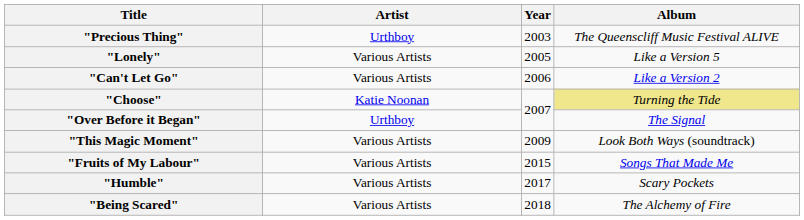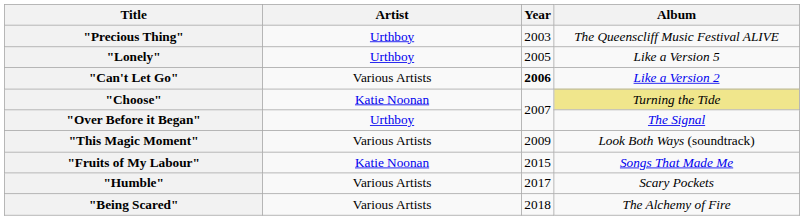(392, 57) Various Artists -> (392, 57) Urthboy
(538, 78) normal -> (538, 78) bold
(392, 162) Various Artists -> (392, 162) Katie Noonan
